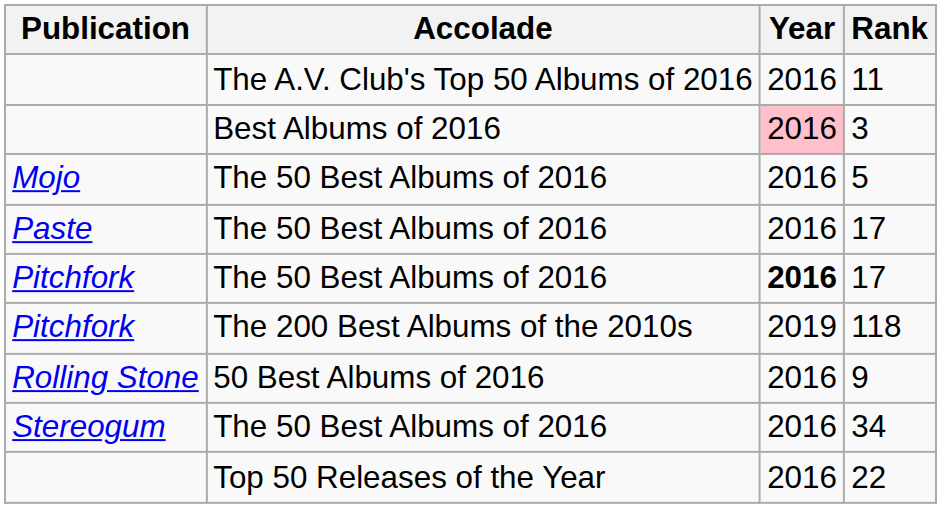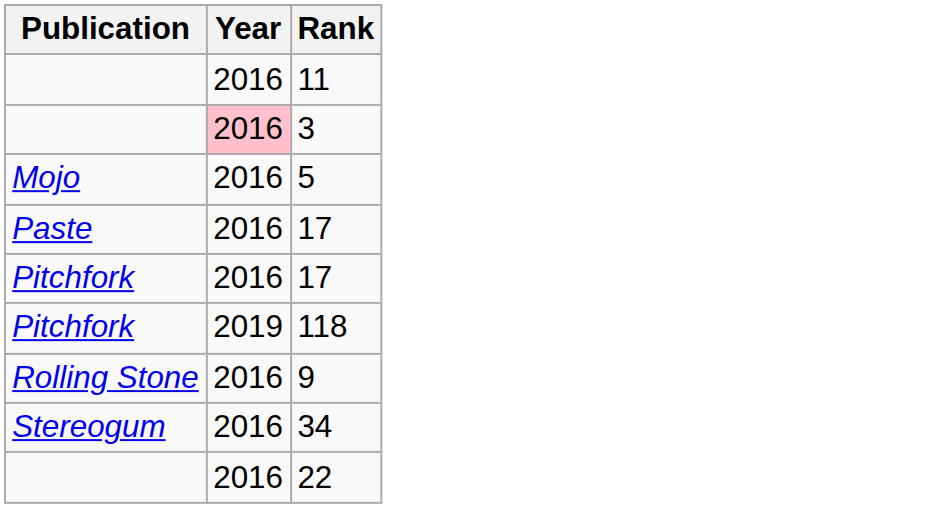- column: (483, 29)
(802, 278) bold -> (248, 278) normal
